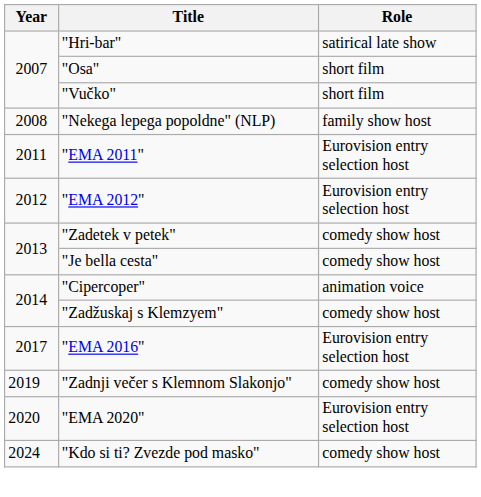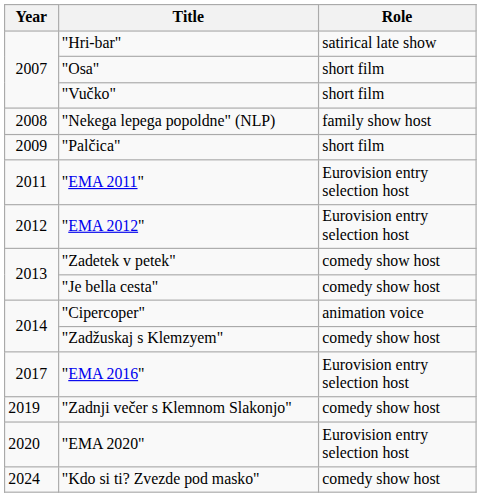+ row: (91, 146)
